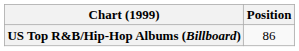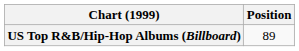(269, 35) 86 -> (269, 35) 89
